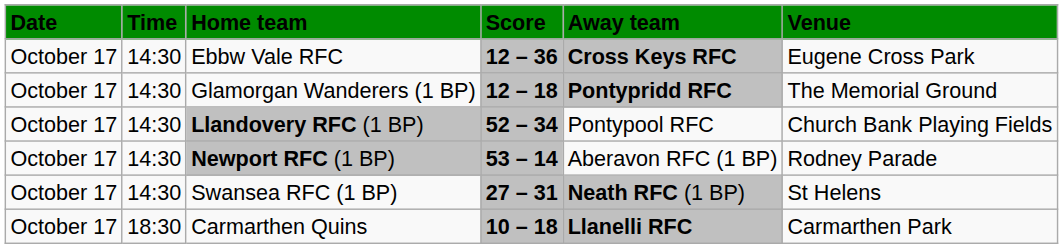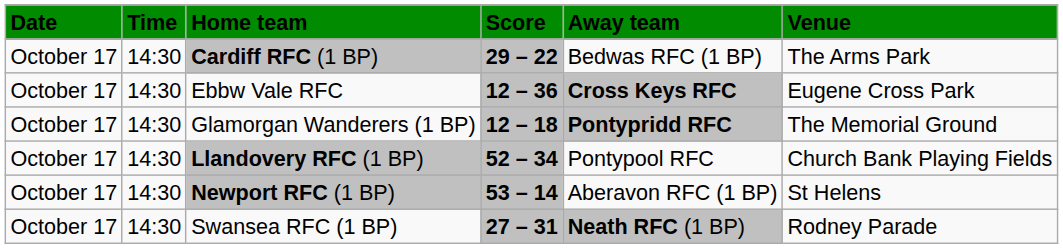+ row: (285, 56)
(862, 158) Rodney Parade -> (834, 193) St Helens
(834, 193) St Helens -> (862, 227) Rodney Parade
- row: (279, 227)
